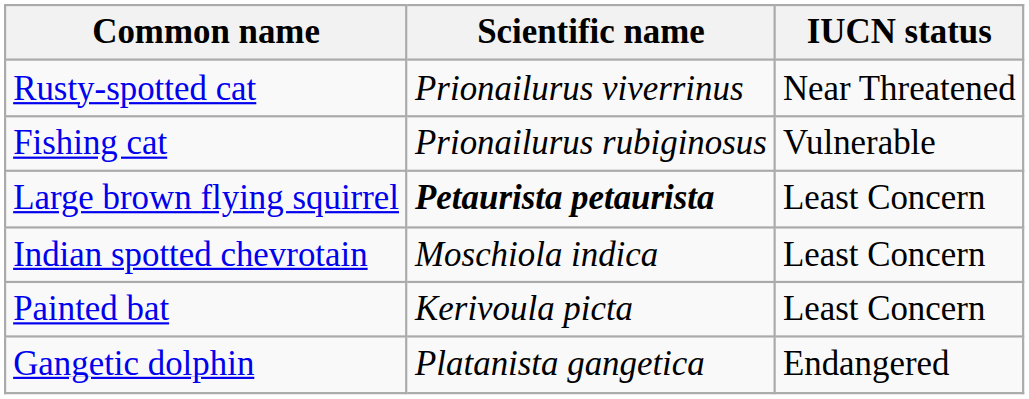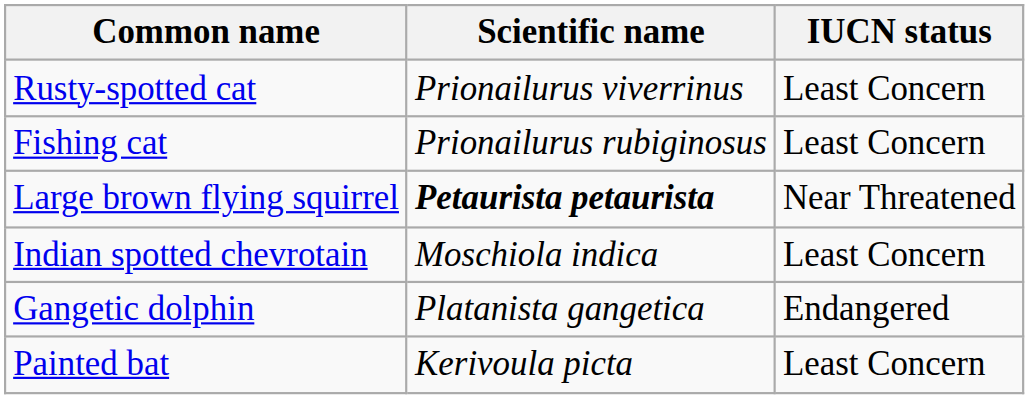(899, 87) Near Threatened -> (884, 87) Least Concern
(859, 142) Vulnerable -> (884, 142) Least Concern
(884, 198) Least Concern -> (899, 198) Near Threatened
rows swapped: (134, 364) <-> (91, 308)
